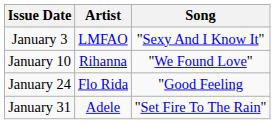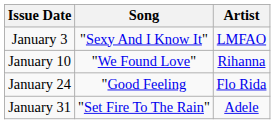columns swapped: (201, 15) <-> (103, 15)
